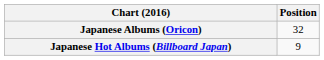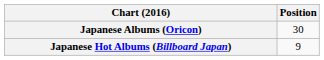(298, 30) 32 -> (298, 30) 30
